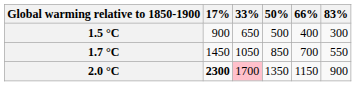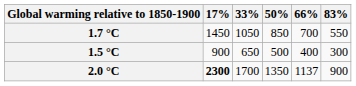rows swapped: (104, 33) <-> (104, 52)
(247, 71) pink background -> (247, 71) no background
(307, 71) 1150 -> (307, 71) 1137
